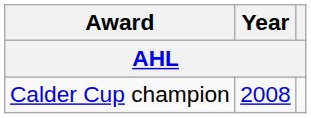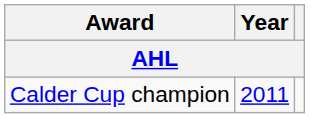(265, 94) 2008 -> (265, 94) 2011
